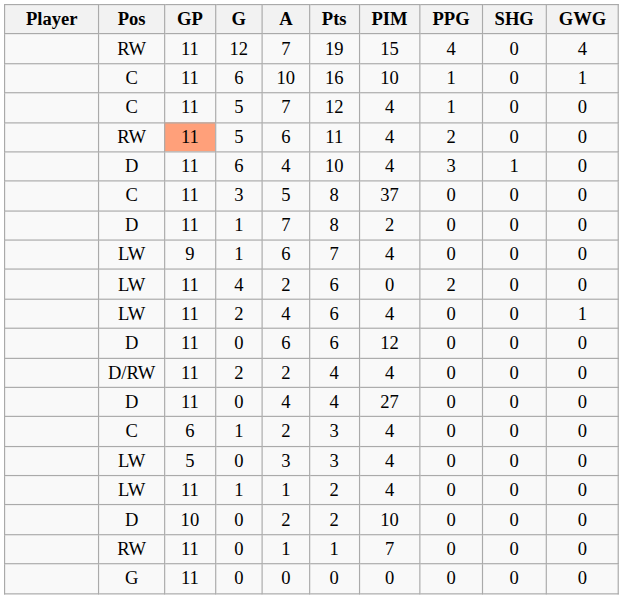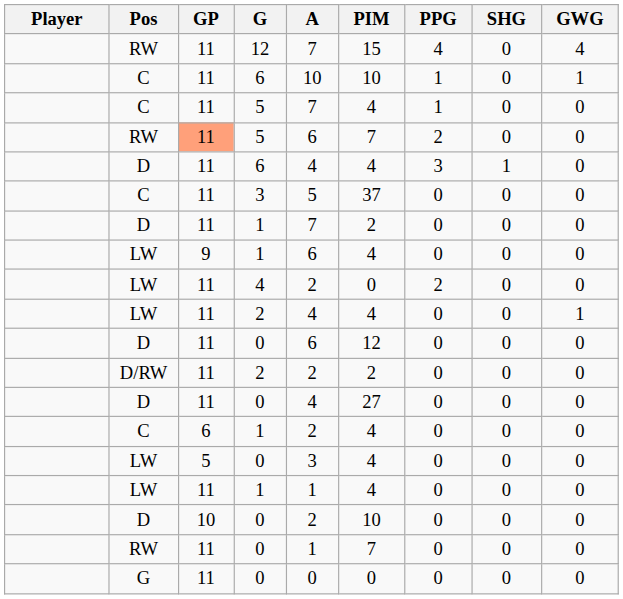- column: (334, 19)
(390, 136) 4 -> (371, 136) 7
(390, 372) 4 -> (371, 372) 2
